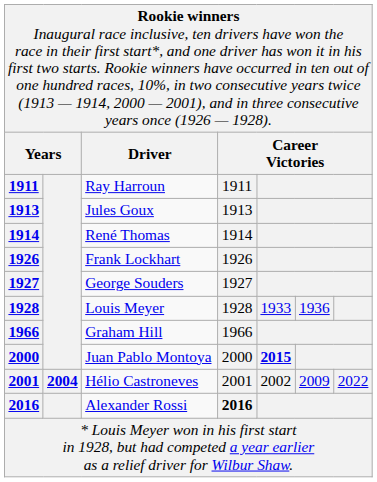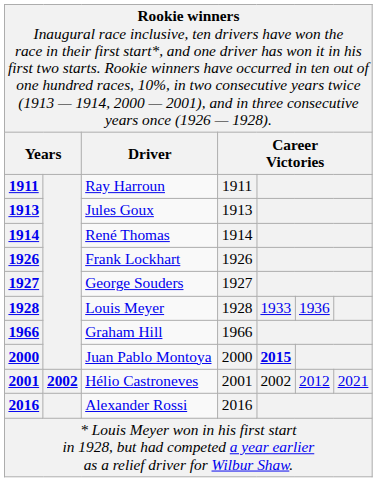(62, 381) 2004 -> (62, 381) 2002
(314, 381) 2009 -> (314, 381) 2012
(353, 381) 2022 -> (353, 381) 2021
(237, 405) bold -> (237, 405) normal
